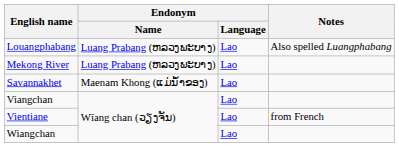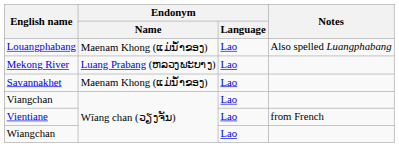(148, 47) Luang Prabang (ຫລວງພະບາງ) -> (144, 47) Maenam Khong (ແມ່ນ້ຳຂອງ)
